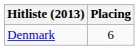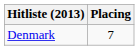(111, 34) 6 -> (111, 34) 7
